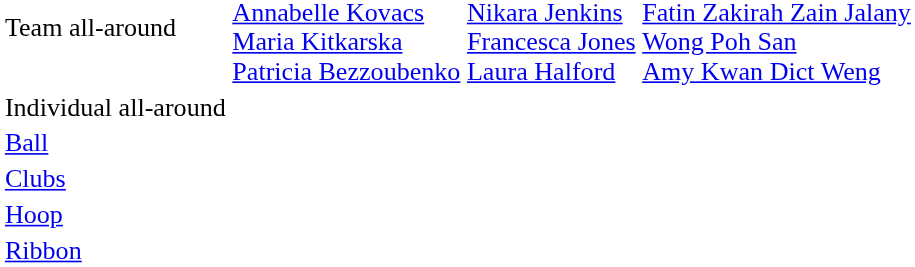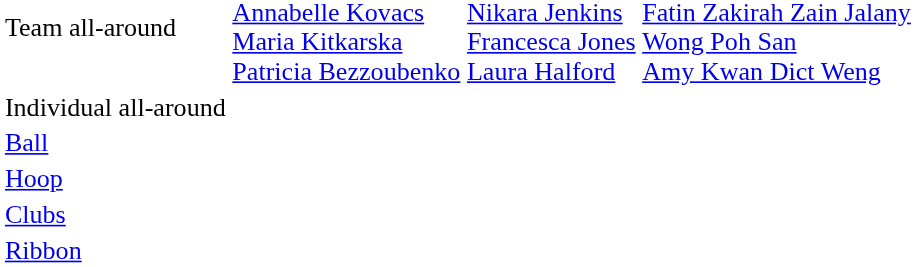rows swapped: (35, 178) <-> (34, 214)
